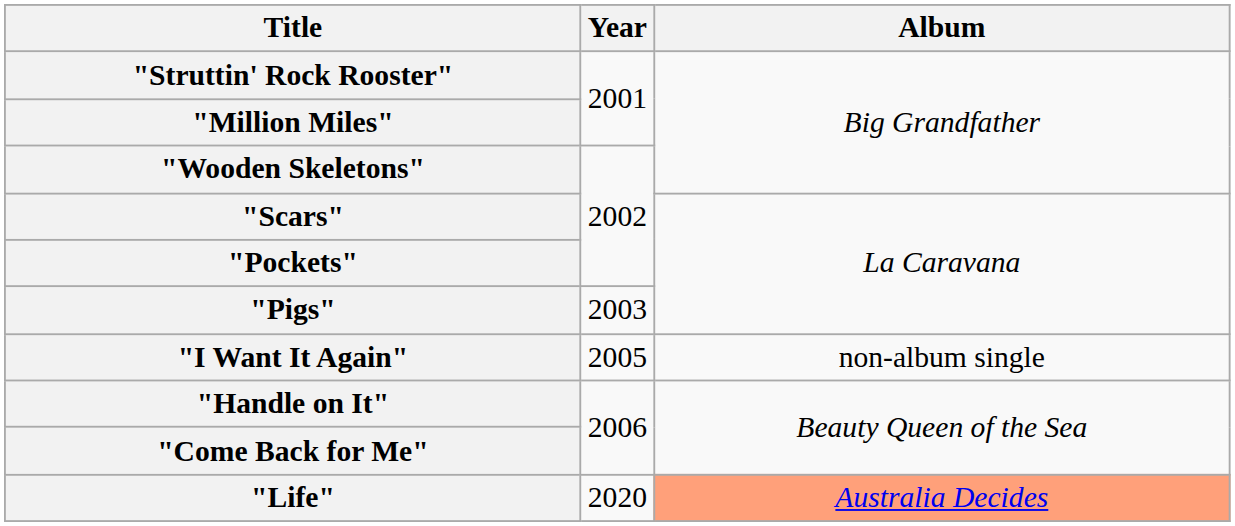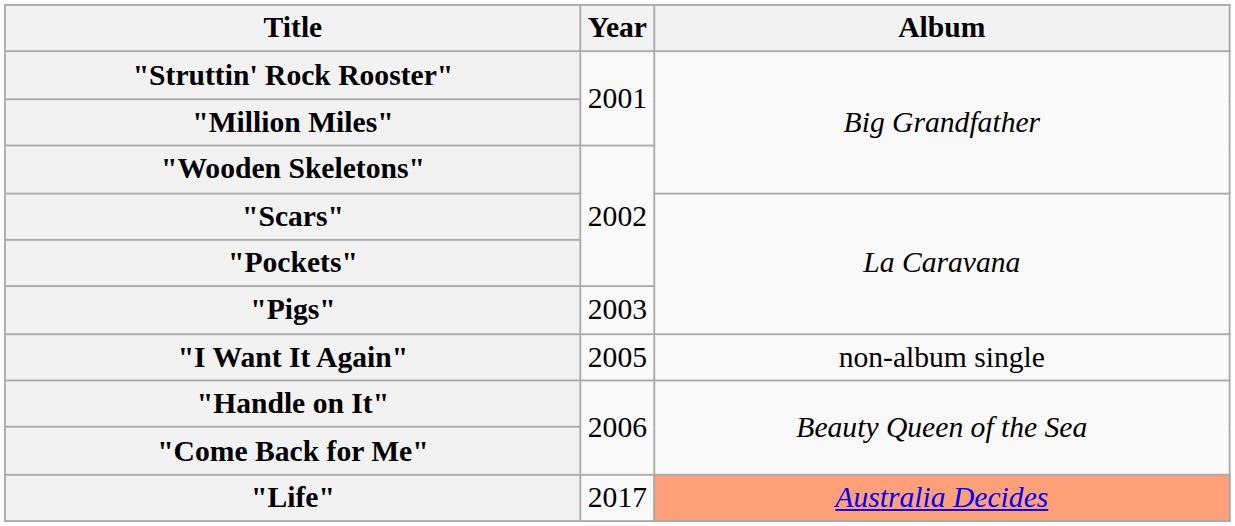(617, 497) 2020 -> (617, 497) 2017
